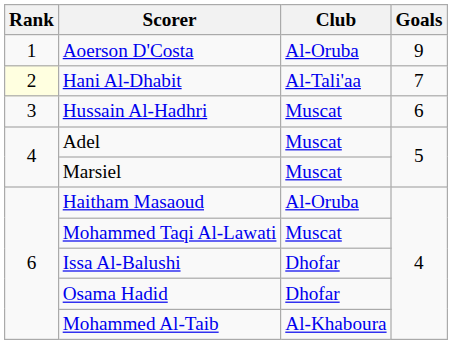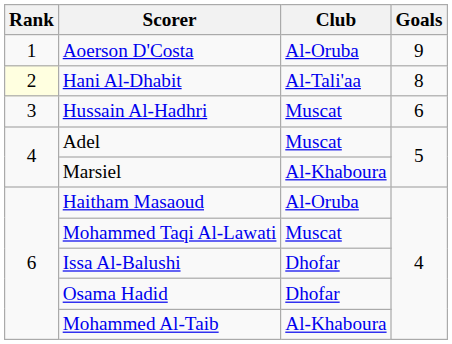(419, 80) 7 -> (419, 80) 8
(314, 171) Muscat -> (336, 171) Al-Khaboura
